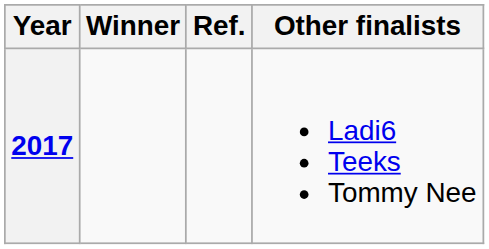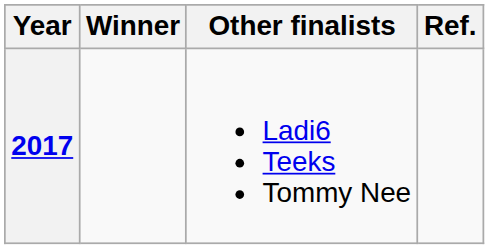columns swapped: (367, 26) <-> (219, 26)
